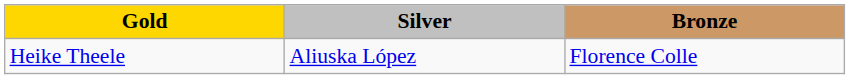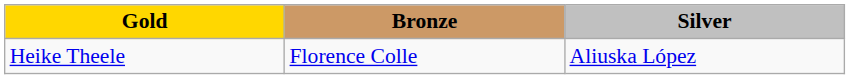columns swapped: (425, 21) <-> (705, 21)
